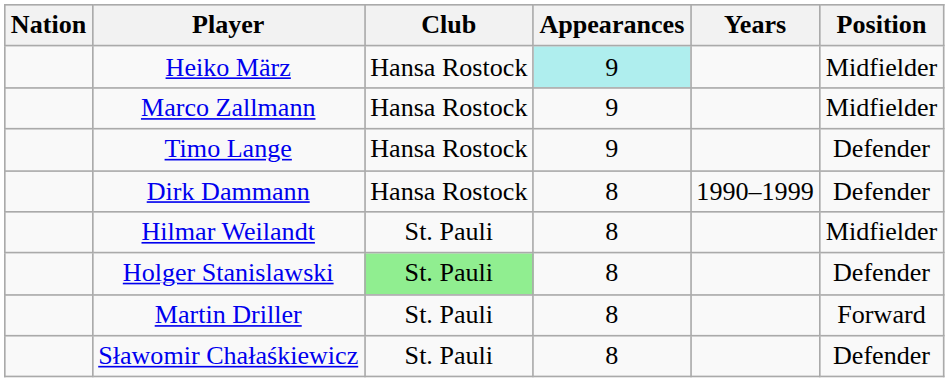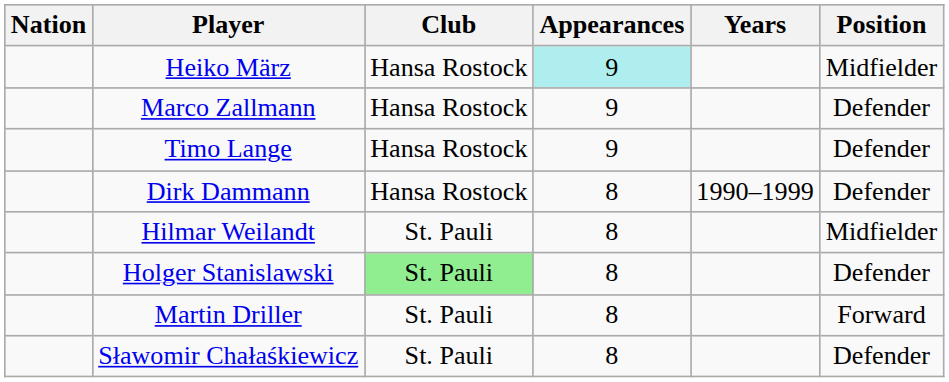(882, 107) Midfielder -> (882, 107) Defender
